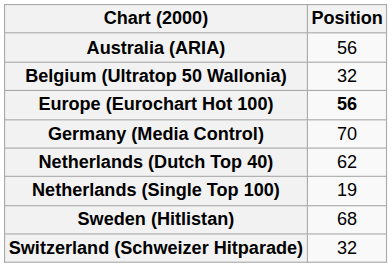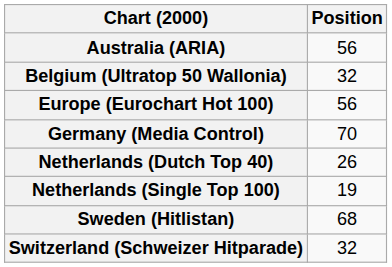(347, 104) bold -> (347, 104) normal
(347, 162) 62 -> (347, 162) 26
